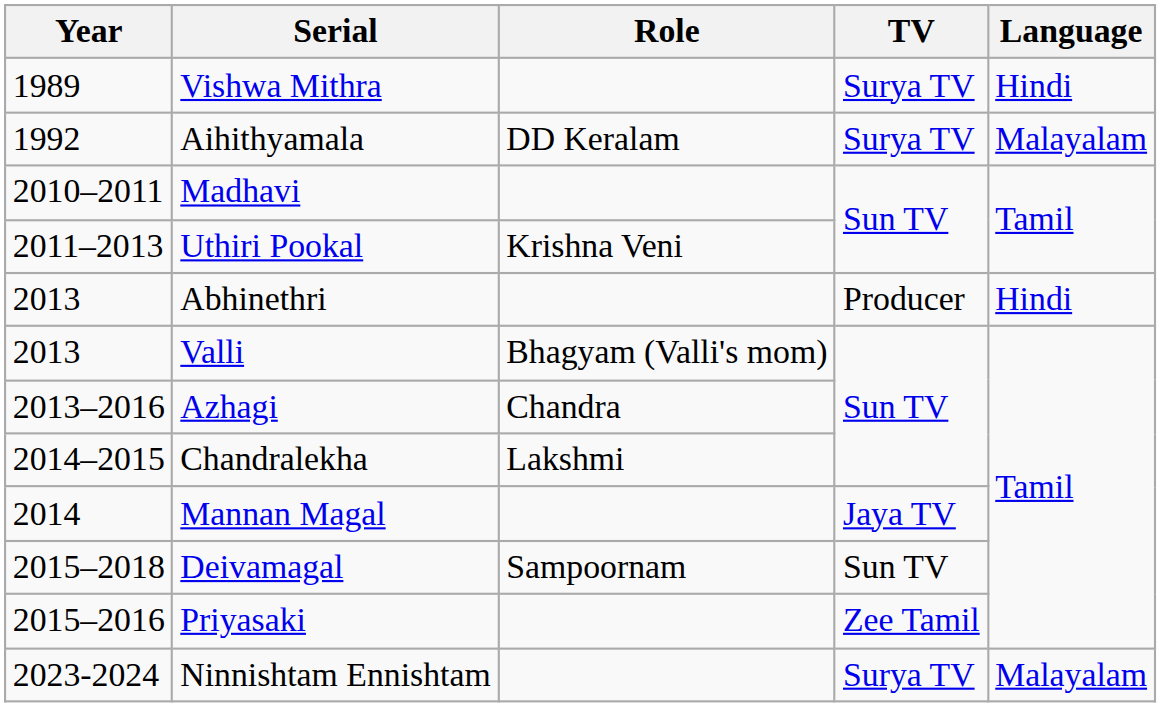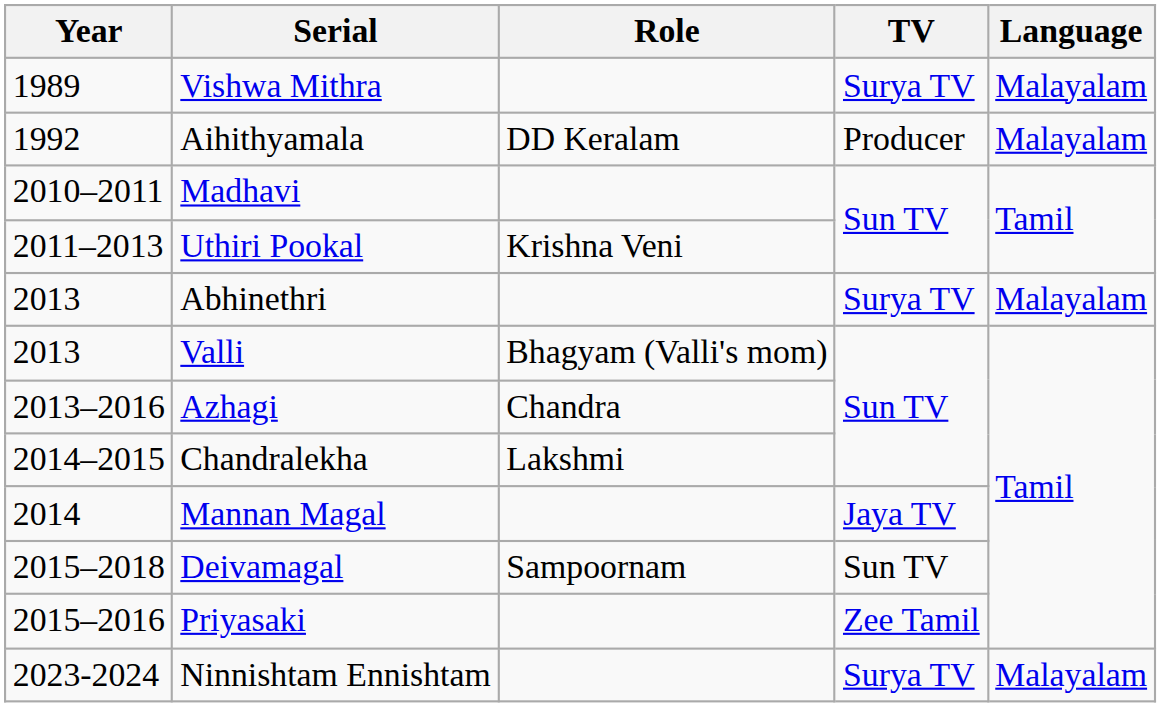(1034, 84) Hindi -> (1071, 84) Malayalam
(909, 138) Surya TV -> (904, 138) Producer
(904, 298) Producer -> (909, 298) Surya TV
(1034, 298) Hindi -> (1071, 298) Malayalam
